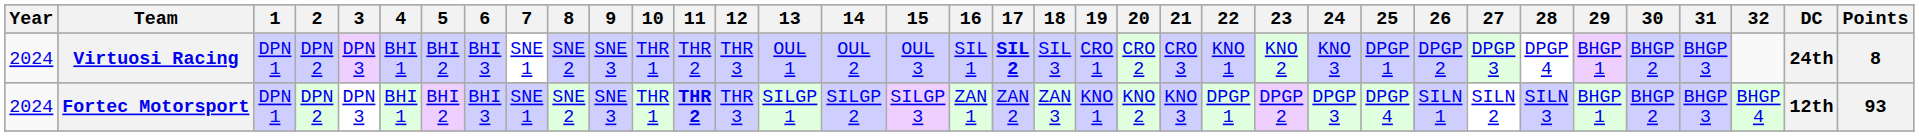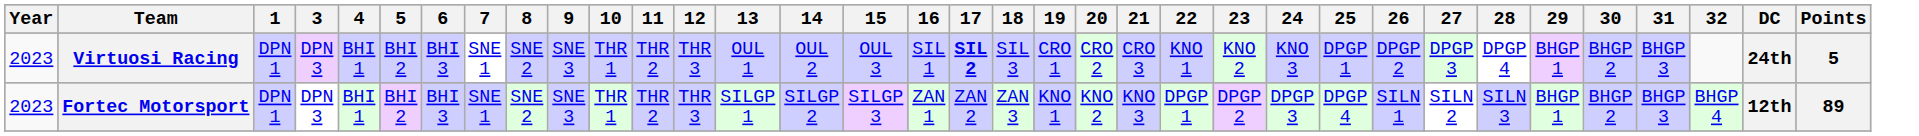- column: (317, 19)
(31, 58) 2024 -> (31, 58) 2023
(1876, 58) 8 -> (1834, 58) 5
(31, 107) 2024 -> (31, 107) 2023
(695, 107) bold -> (653, 107) normal
(1876, 107) 93 -> (1834, 107) 89
